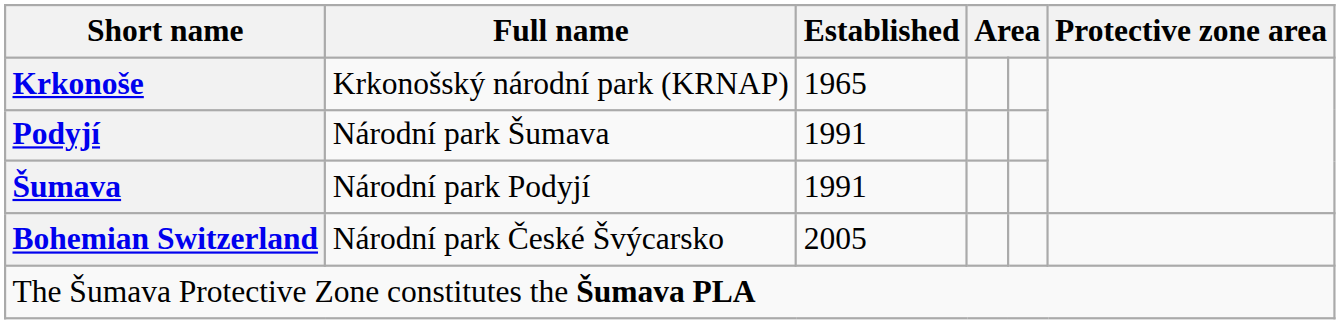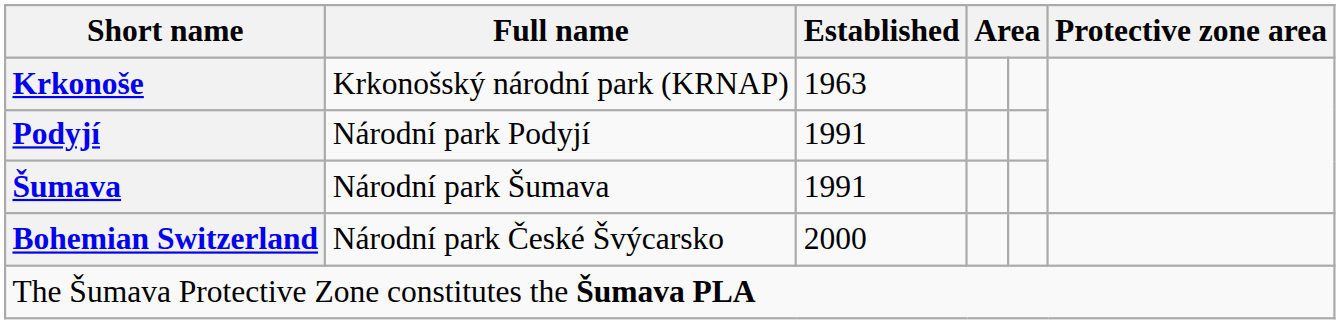(835, 82) 1965 -> (835, 82) 1963
(471, 134) Národní park Šumava -> (461, 134) Národní park Podyjí
(461, 186) Národní park Podyjí -> (471, 186) Národní park Šumava
(835, 238) 2005 -> (835, 238) 2000
